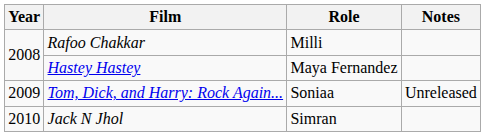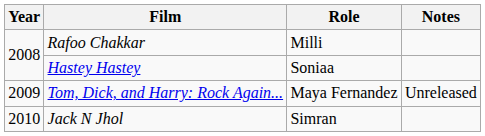(344, 67) Maya Fernandez -> (312, 67) Soniaa
(312, 93) Soniaa -> (344, 93) Maya Fernandez
